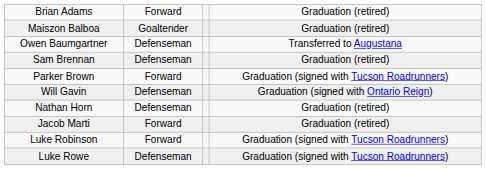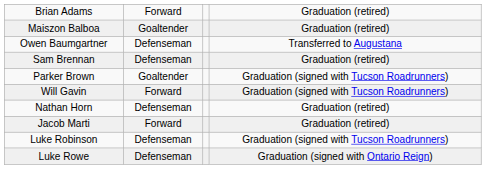(163, 76) Forward -> (163, 76) Goaltender
(163, 92) Defenseman -> (163, 92) Forward
(345, 92) Graduation (signed with Ontario Reign) -> (345, 92) Graduation (signed with Tucson Roadrunners)
(163, 140) Forward -> (163, 140) Defenseman
(345, 156) Graduation (signed with Tucson Roadrunners) -> (345, 156) Graduation (signed with Ontario Reign)
